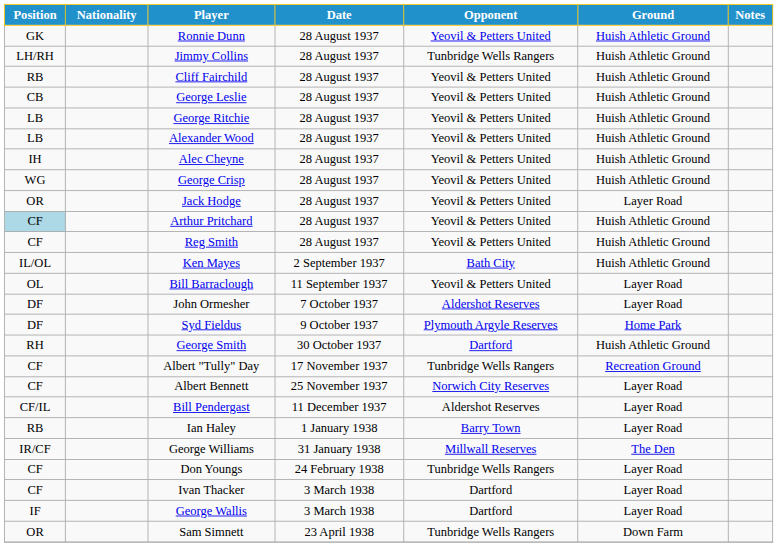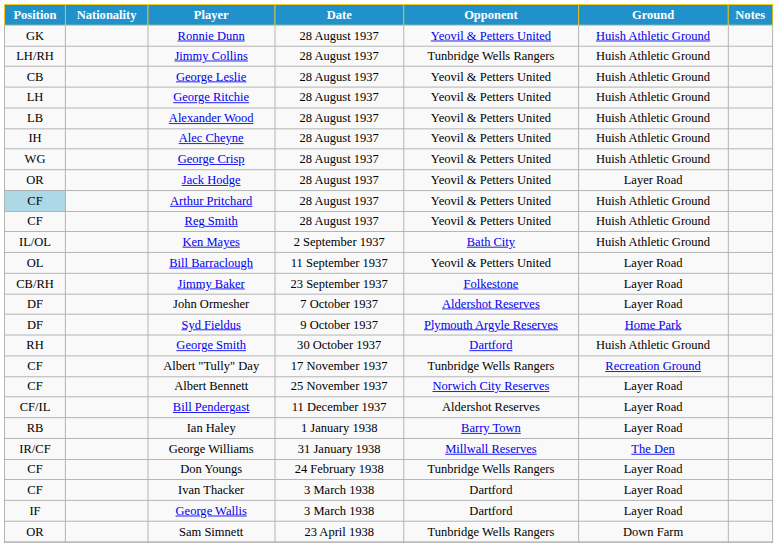- row: (211, 77)
(35, 118) LB -> (35, 97) LH
+ row: (211, 283)
